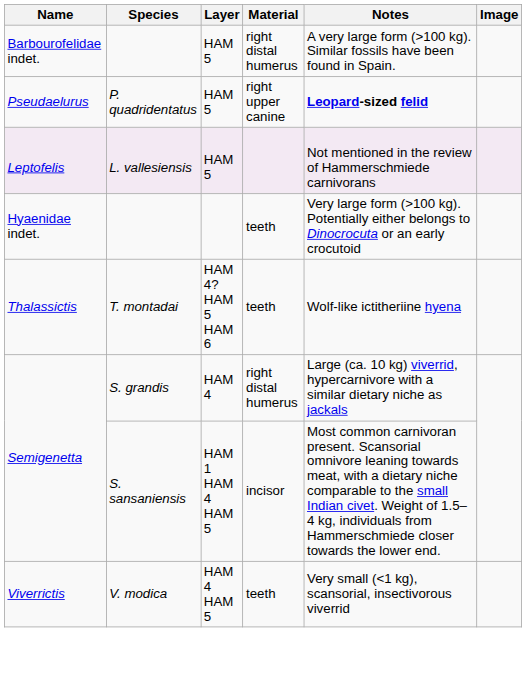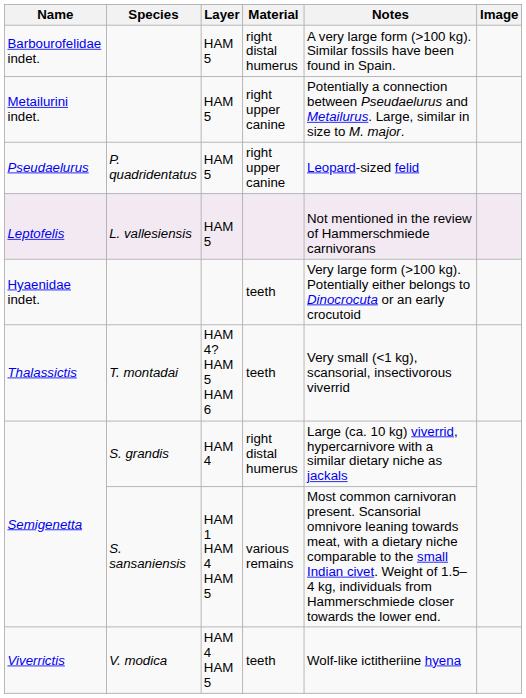+ row: (38, 109)
(368, 101) bold -> (363, 167) normal
(384, 307) Wolf-like ictitheriine hyena -> (379, 372) Very small (<1 kg), scansorial, insectivorous viverrid
(265, 491) incisor -> (270, 557) various remains
(379, 594) Very small (<1 kg), scansorial, insectivorous viverrid -> (384, 660) Wolf-like ictitheriine hyena
